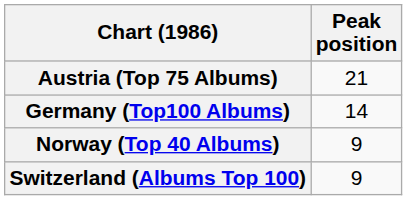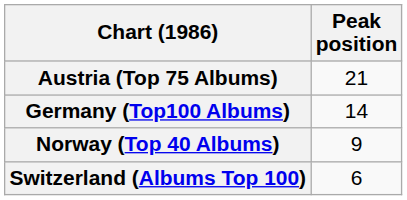(356, 177) 9 -> (356, 177) 6
